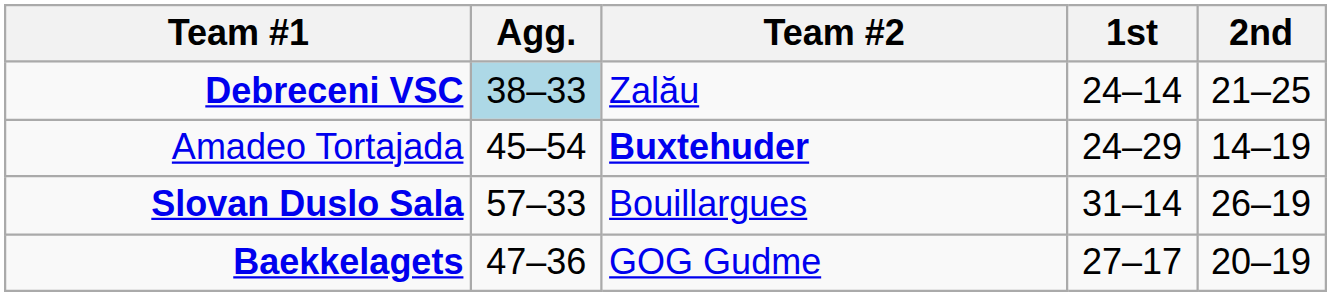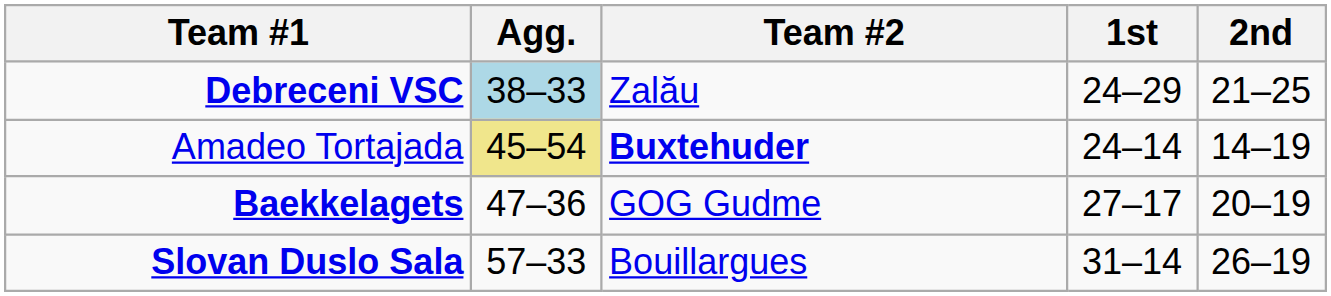(1132, 90) 24–14 -> (1132, 90) 24–29
(536, 147) no background -> (536, 147) khaki background
(1132, 147) 24–29 -> (1132, 147) 24–14
rows swapped: (307, 204) <-> (348, 261)
